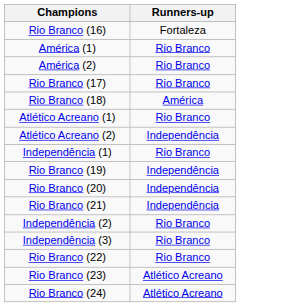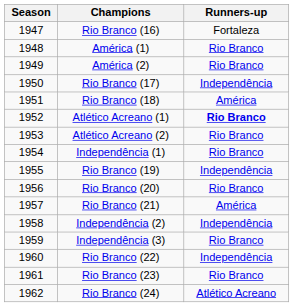+ column: (31, 13)
(183, 83) Rio Branco -> (236, 83) Independência
(183, 118) normal -> (236, 118) bold
(183, 135) Independência -> (236, 135) Rio Branco
(183, 188) Independência -> (236, 188) Rio Branco
(183, 205) Independência -> (236, 205) América
(183, 223) Rio Branco -> (236, 223) Independência
(183, 258) Rio Branco -> (236, 258) Independência
(183, 275) Atlético Acreano -> (236, 275) Rio Branco
